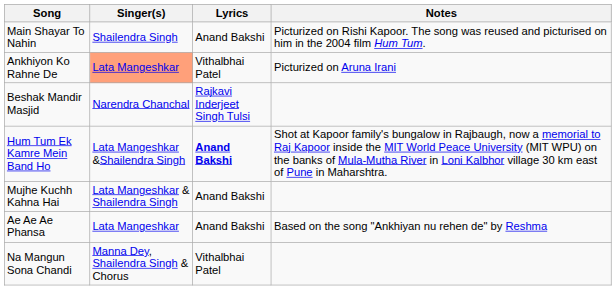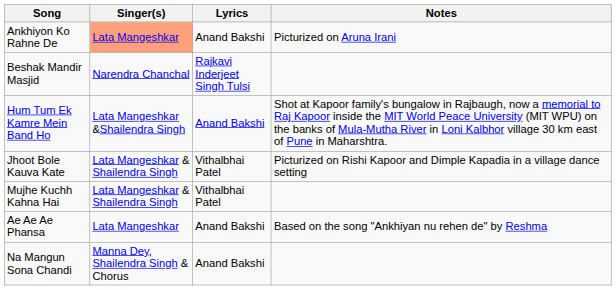- row: (46, 37)
(220, 67) Vithalbhai Patel -> (230, 37) Anand Bakshi
(214, 153) bold -> (230, 123) normal
+ row: (36, 166)
(230, 196) Anand Bakshi -> (220, 196) Vithalbhai Patel
(220, 263) Vithalbhai Patel -> (230, 263) Anand Bakshi
